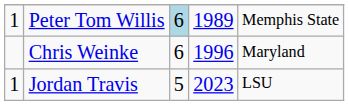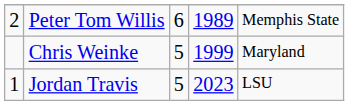(14, 20) 1 -> (14, 20) 2
(179, 20) lightblue background -> (179, 20) no background
(179, 52) 6 -> (179, 52) 5
(213, 52) 1996 -> (213, 52) 1999
